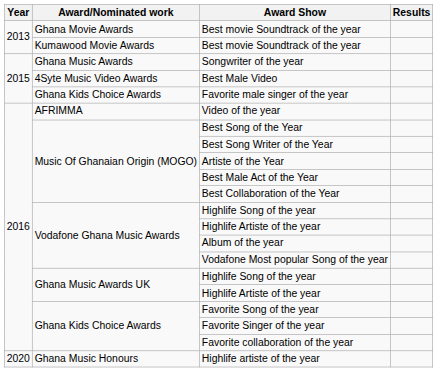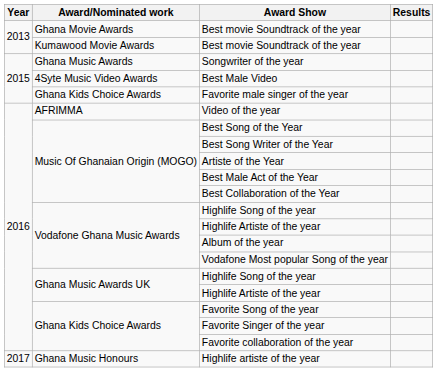(18, 359) 2020 -> (18, 359) 2017
